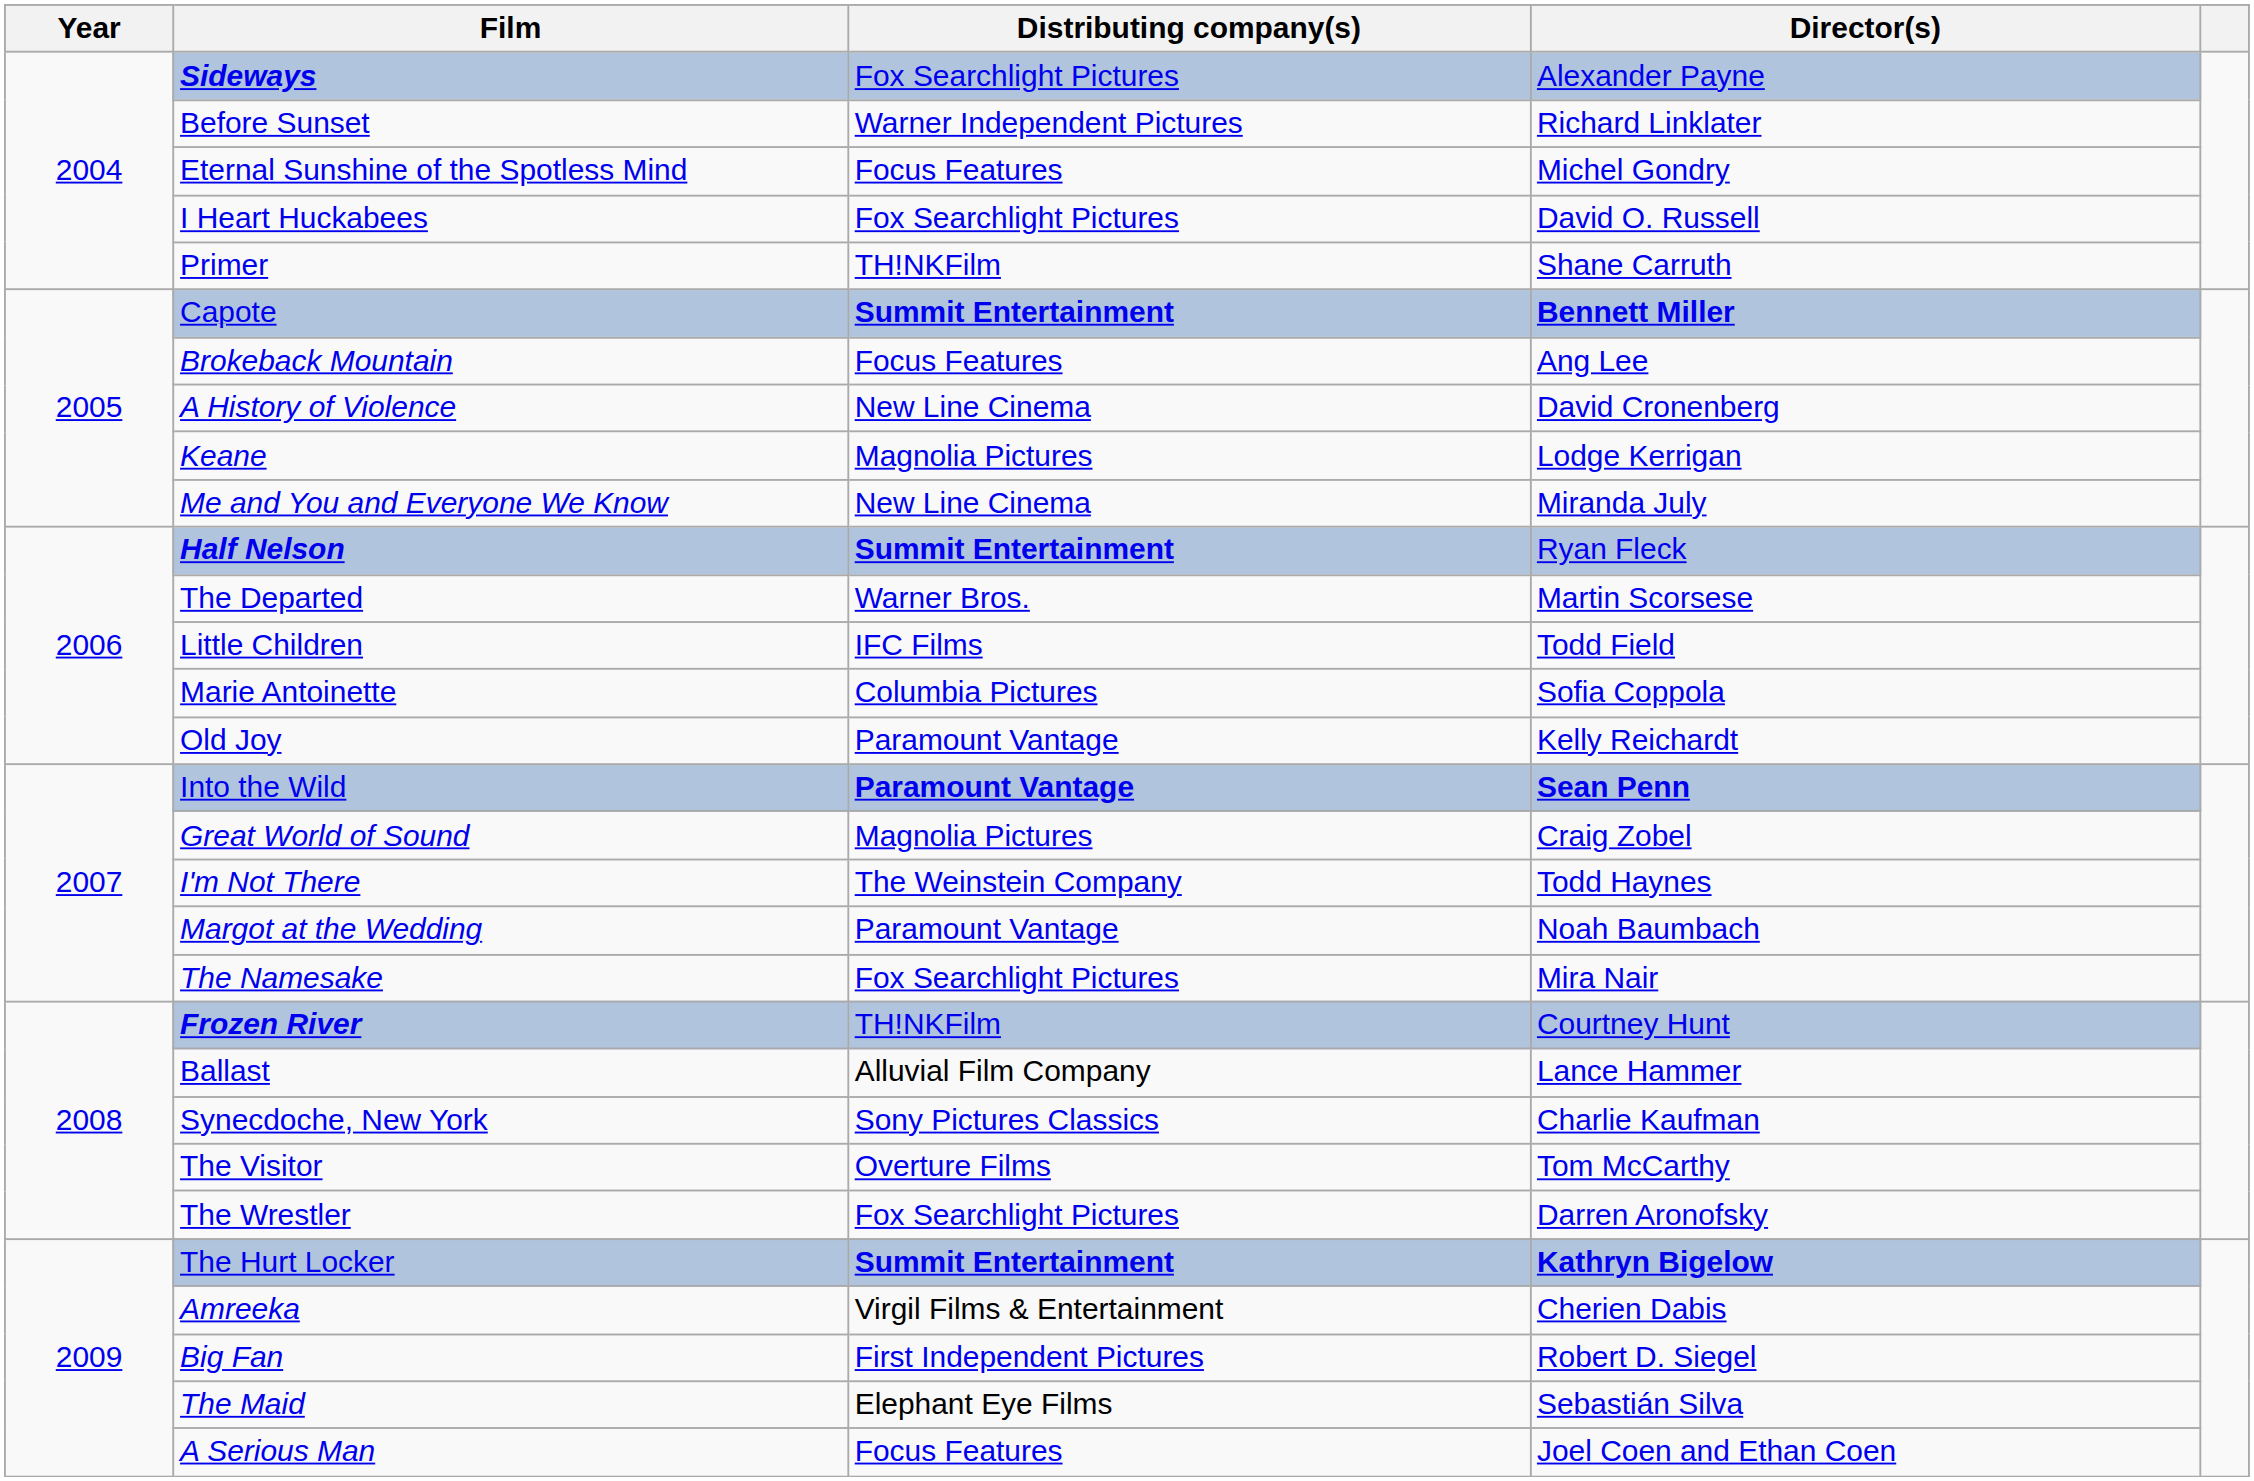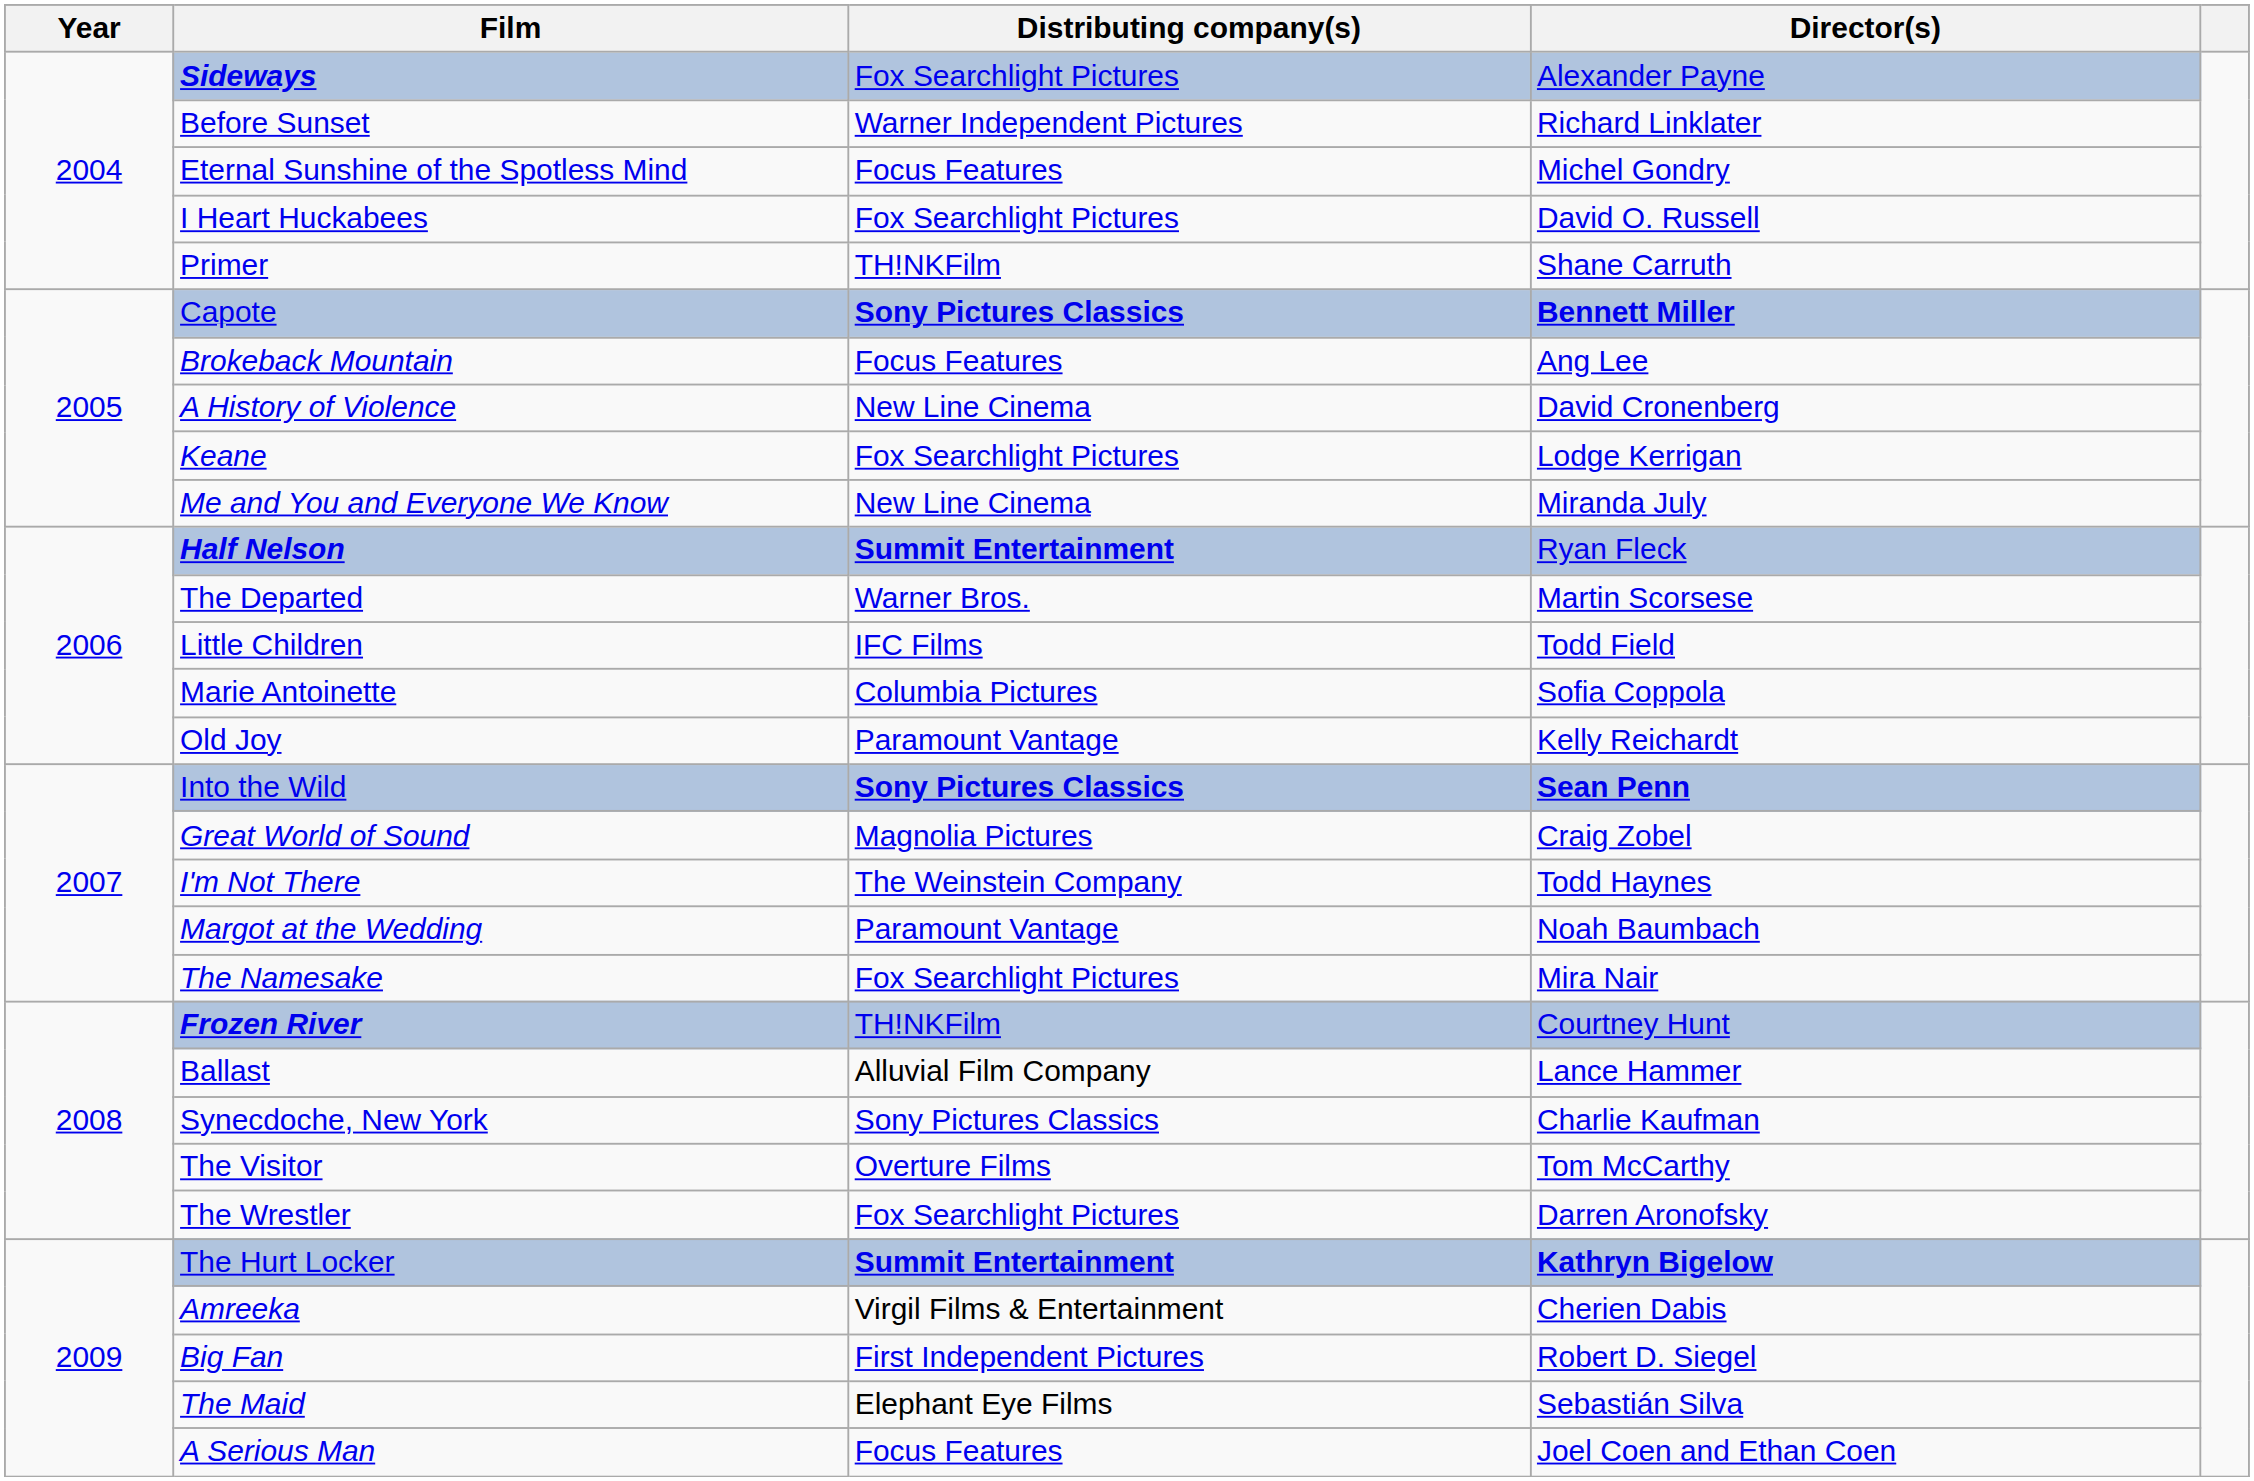(1014, 312) Summit Entertainment -> (1019, 312) Sony Pictures Classics
(974, 455) Magnolia Pictures -> (1017, 455) Fox Searchlight Pictures
(994, 787) Paramount Vantage -> (1019, 787) Sony Pictures Classics
